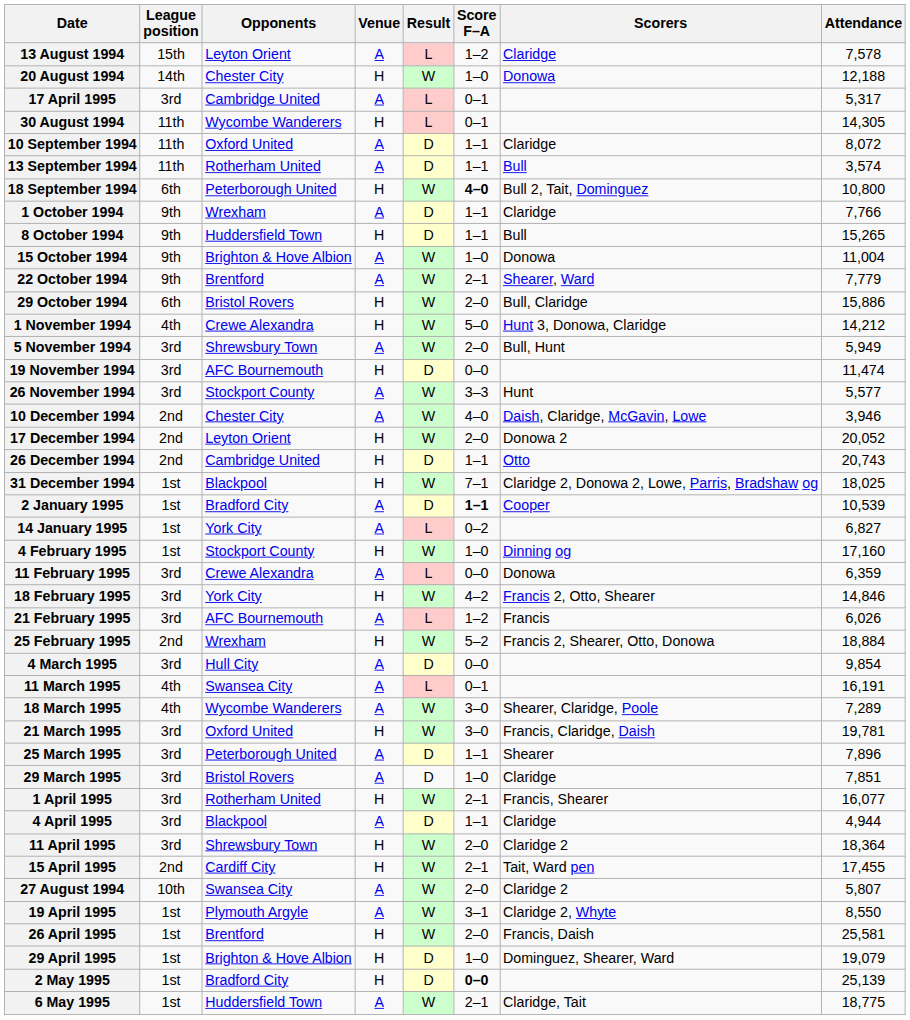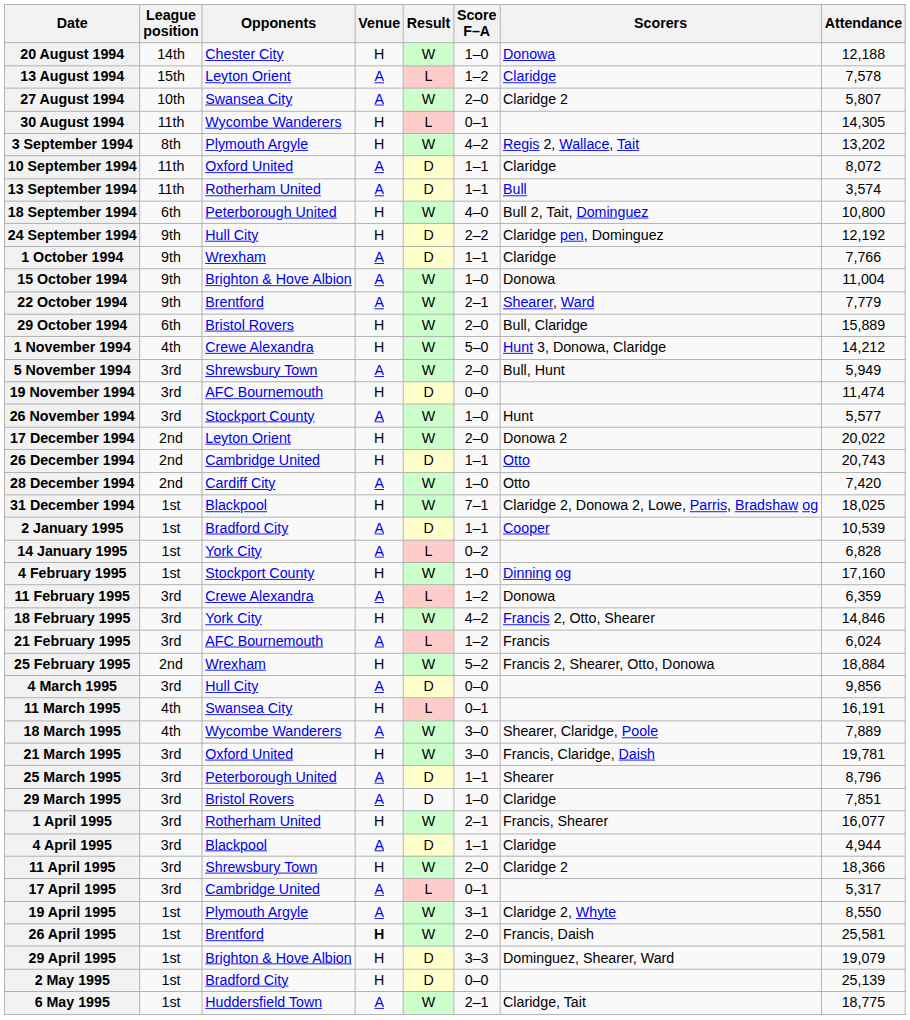rows swapped: (72, 54) <-> (72, 76)
rows swapped: (72, 889) <-> (72, 99)
+ row: (72, 144)
(477, 189) bold -> (477, 212) normal
+ row: (72, 235)
- row: (72, 235)
(863, 302) 15,886 -> (863, 325) 15,889
(477, 393) 3–3 -> (477, 415) 1–0
- row: (72, 415)
(863, 438) 20,052 -> (863, 438) 20,022
+ row: (72, 483)
(477, 506) bold -> (477, 528) normal
(863, 528) 6,827 -> (863, 551) 6,828
(477, 573) 0–0 -> (477, 596) 1–2
(863, 618) 6,026 -> (863, 641) 6,024
(863, 664) 9,854 -> (863, 686) 9,856
(379, 686) A -> (379, 709) H
(863, 709) 7,289 -> (863, 731) 7,889
(863, 754) 7,896 -> (863, 777) 8,796
(863, 844) 18,364 -> (863, 867) 18,366
- row: (72, 867)
(379, 935) normal -> (379, 935) bold
(477, 957) 1–0 -> (477, 957) 3–3
(477, 980) bold -> (477, 980) normal
